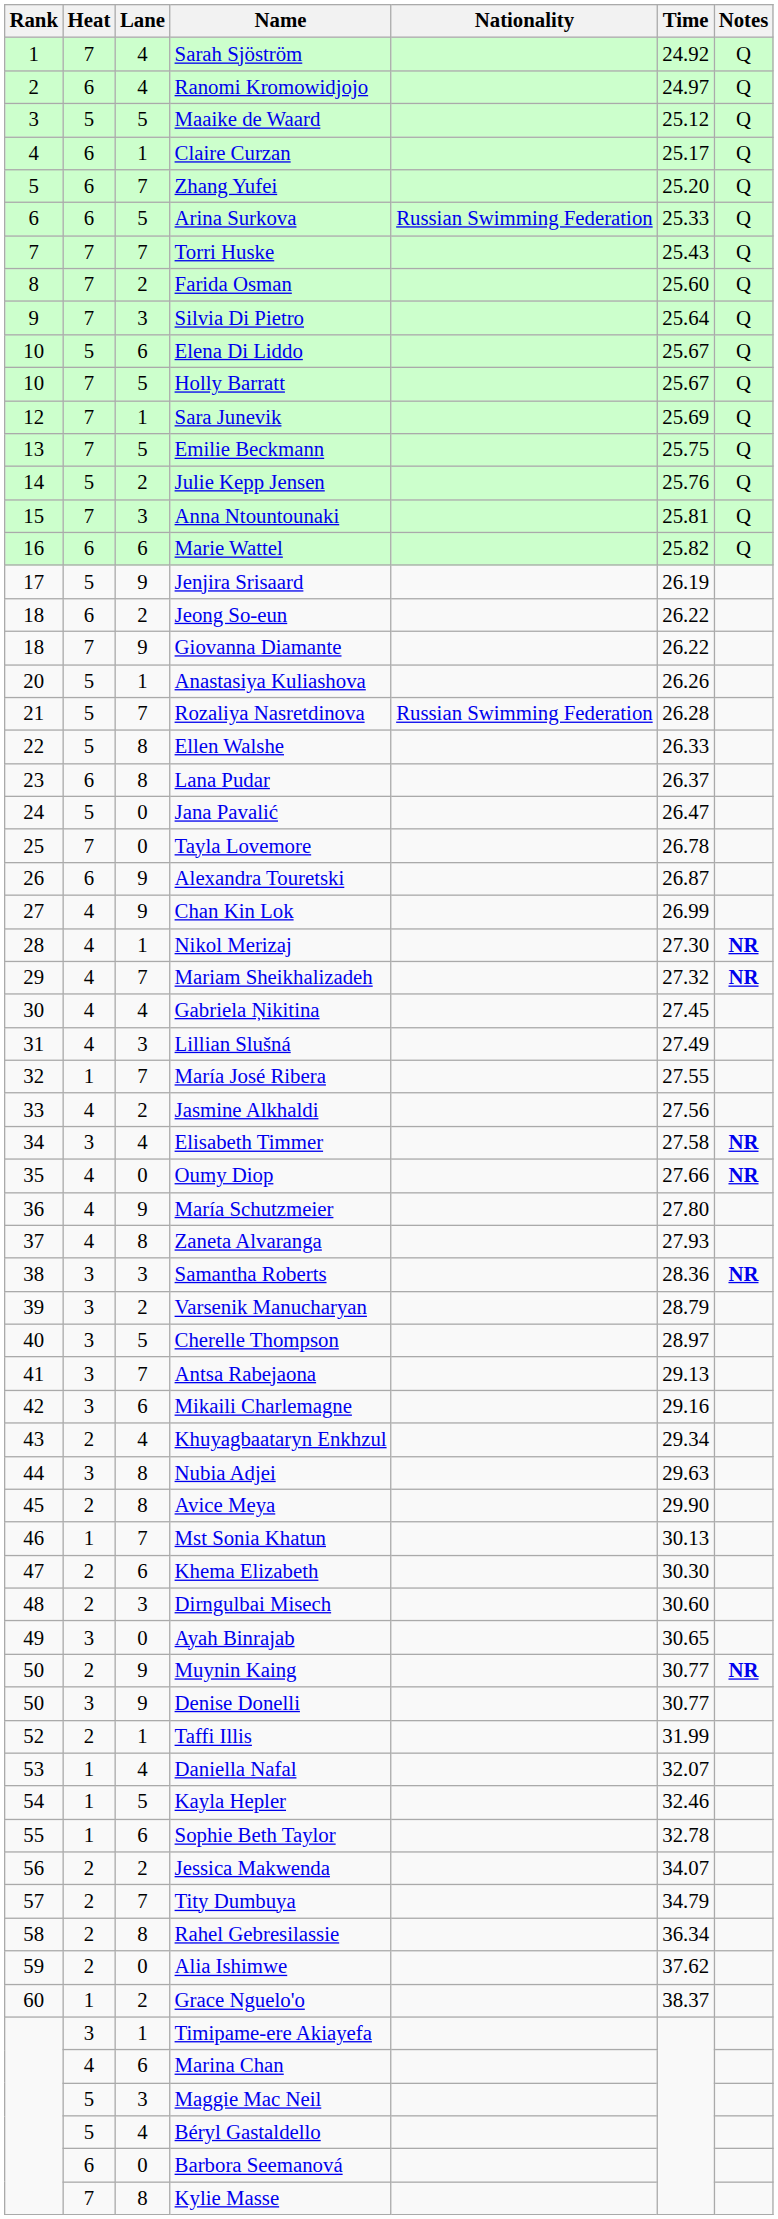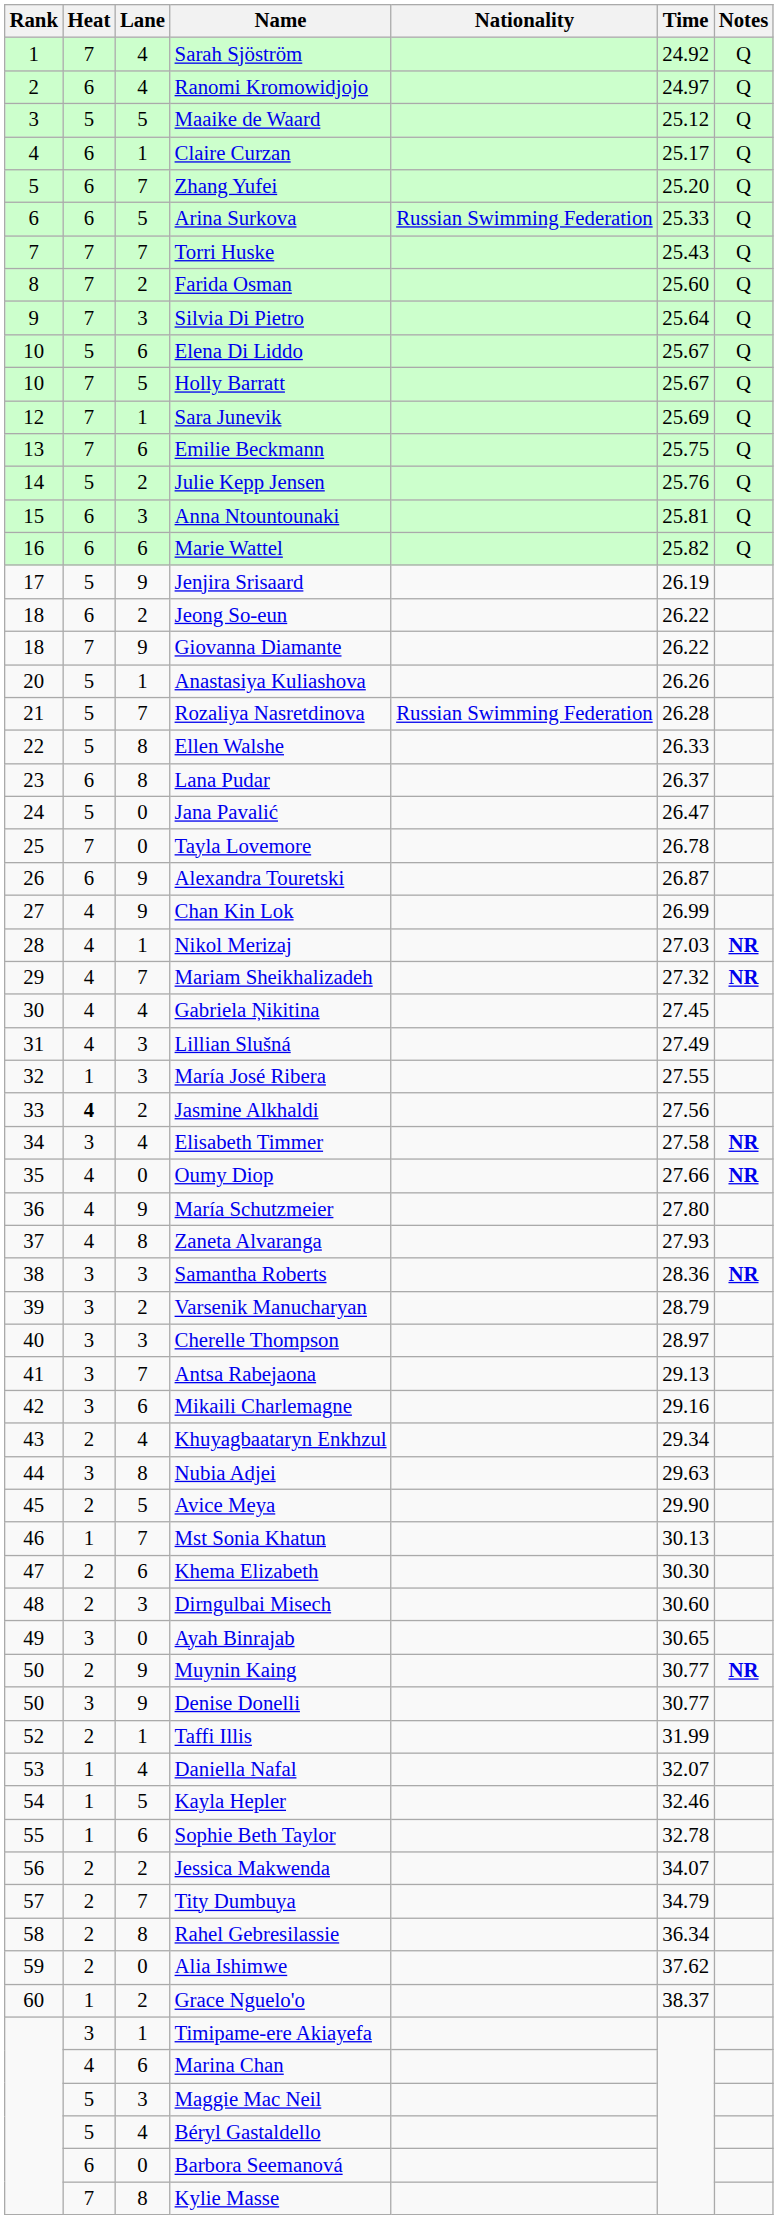(142, 449) 5 -> (142, 449) 6
(89, 515) 7 -> (89, 515) 6
(686, 944) 27.30 -> (686, 944) 27.03
(142, 1076) 7 -> (142, 1076) 3
(89, 1109) normal -> (89, 1109) bold
(142, 1340) 5 -> (142, 1340) 3
(142, 1505) 8 -> (142, 1505) 5
